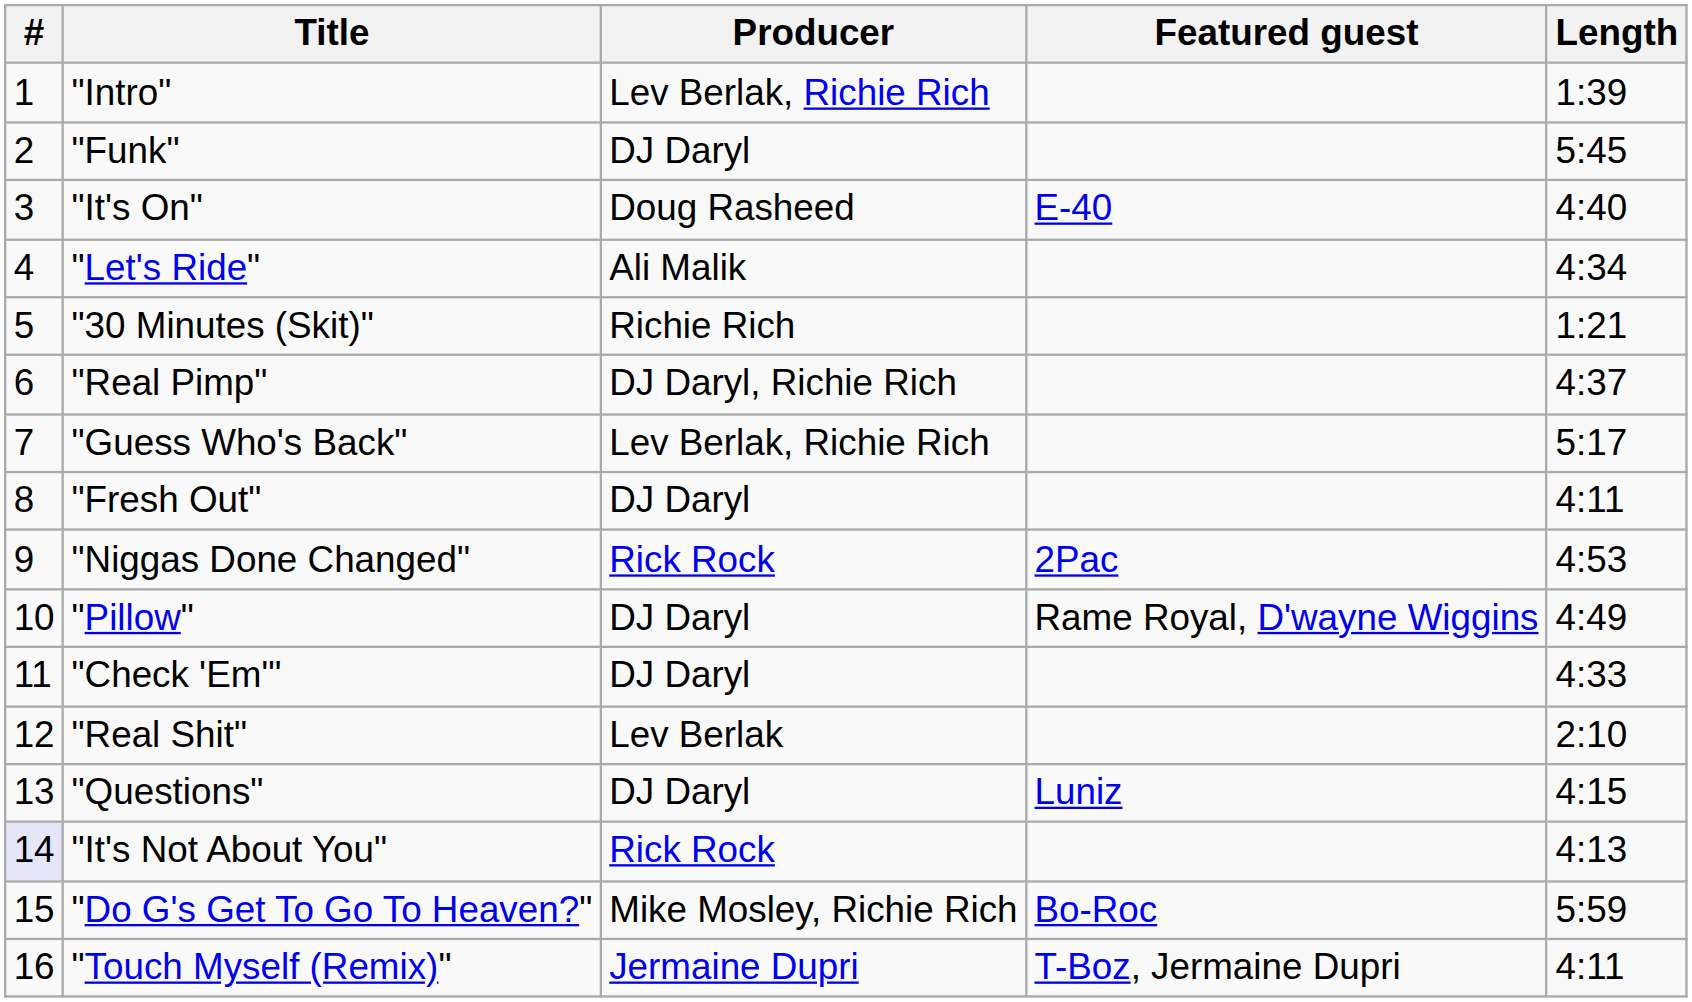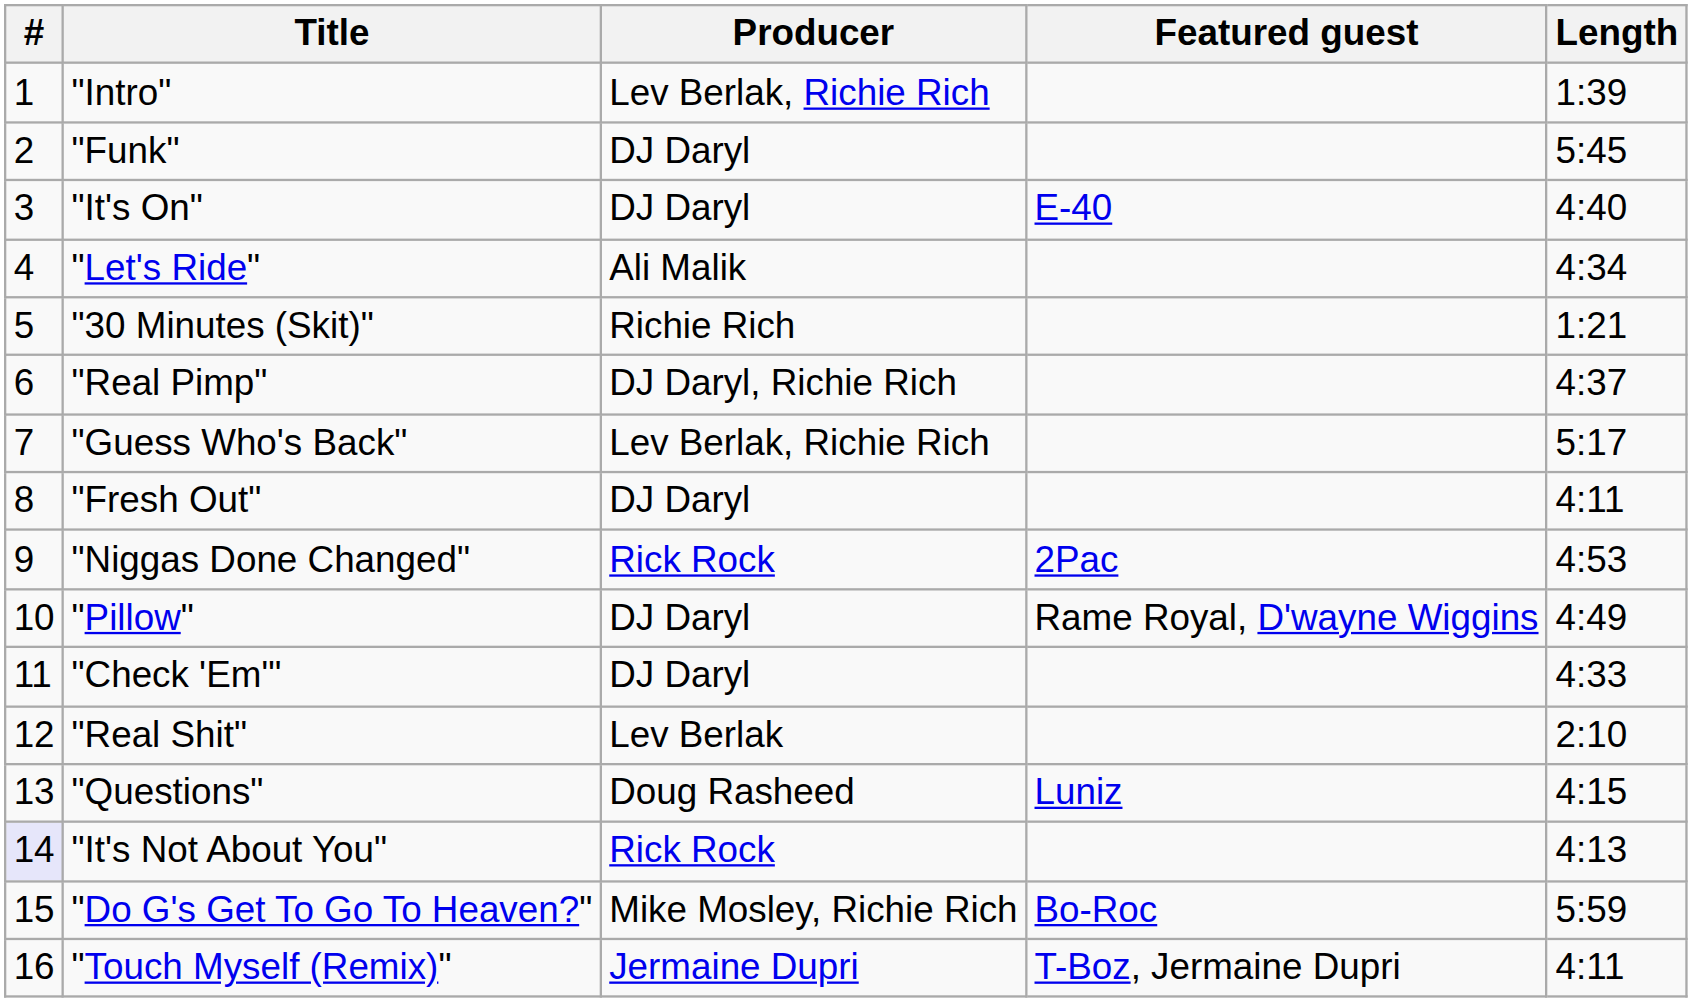(732, 208) Doug Rasheed -> (680, 208) DJ Daryl
(680, 792) DJ Daryl -> (732, 792) Doug Rasheed
